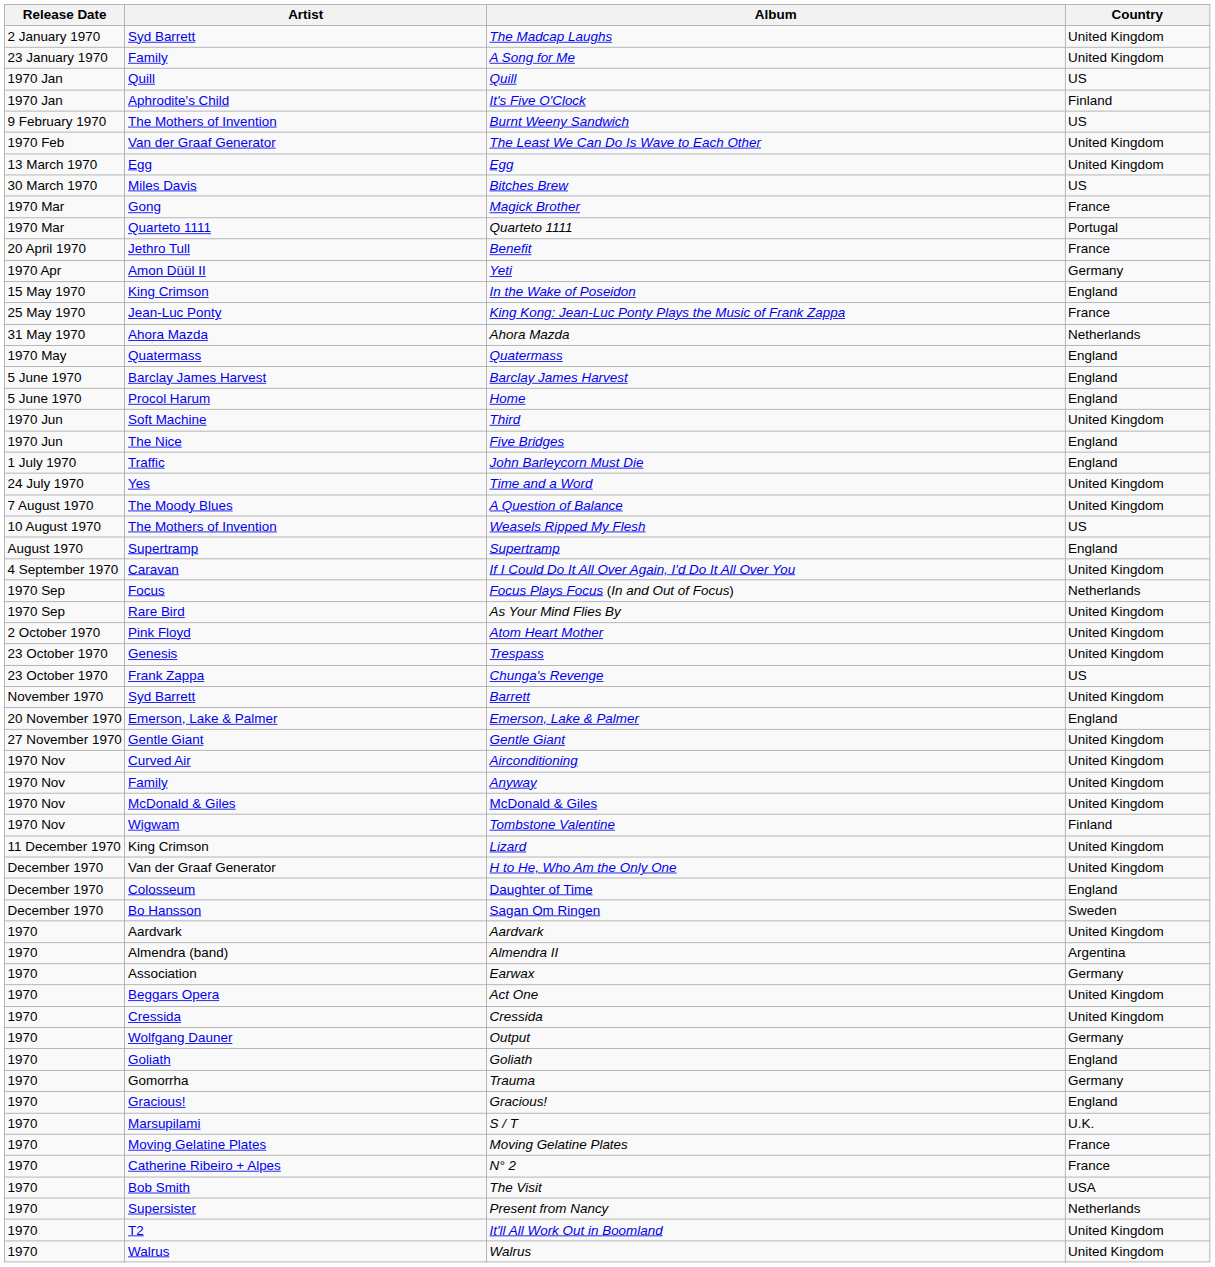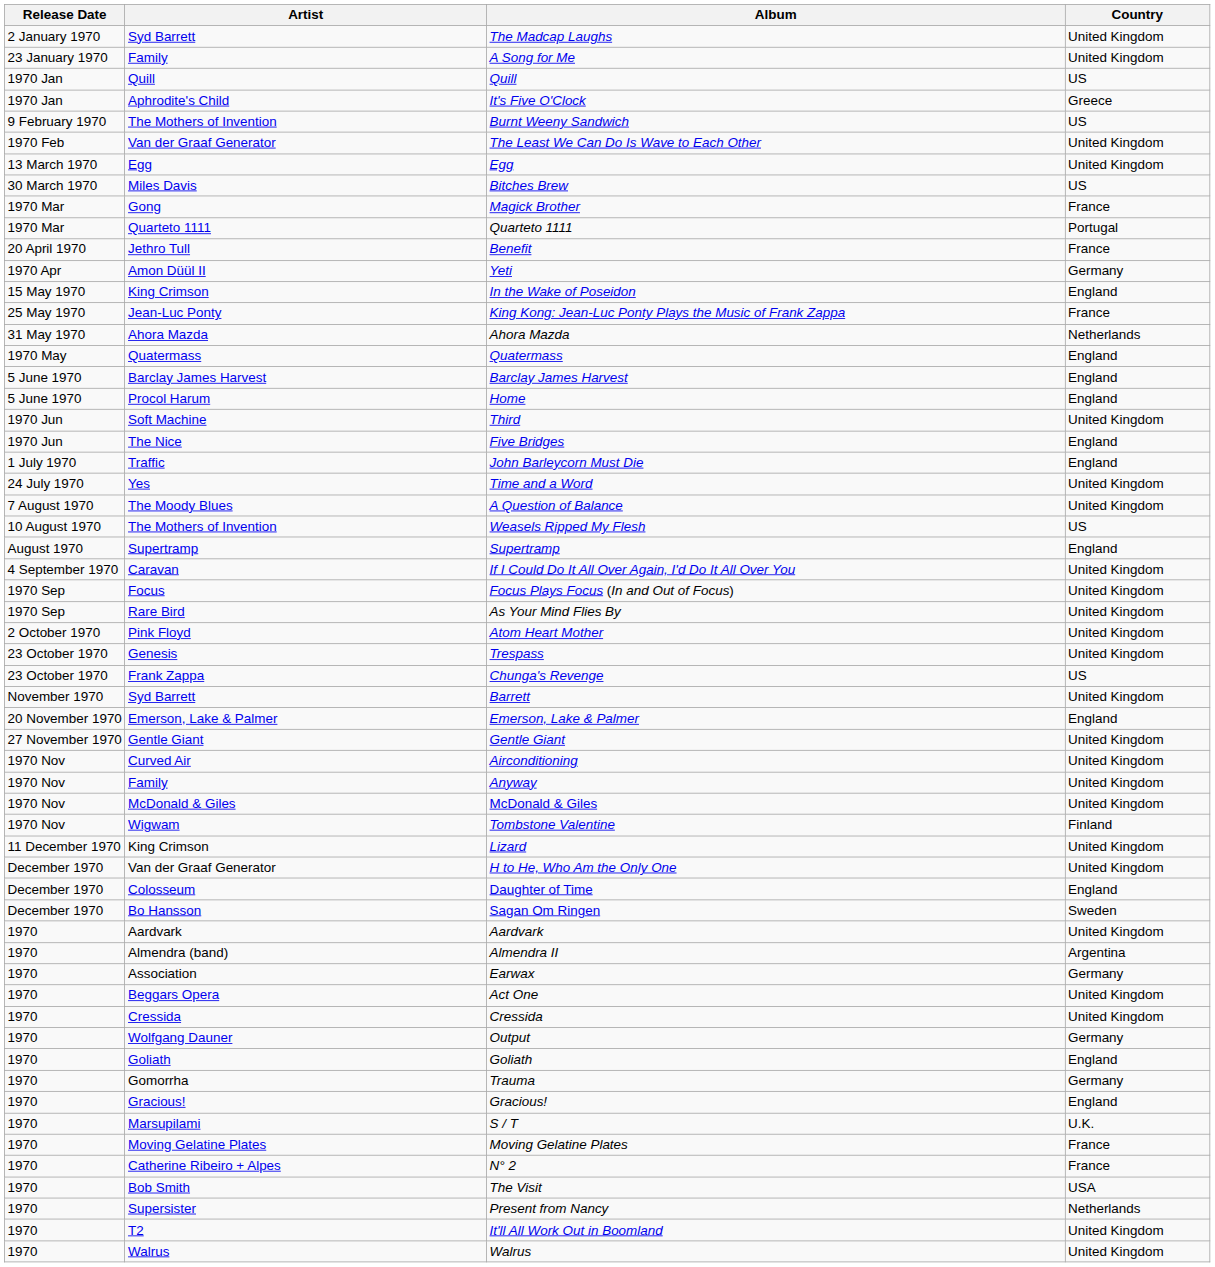(1090, 100) Finland -> (1090, 100) Greece
(1104, 590) Netherlands -> (1116, 590) United Kingdom
